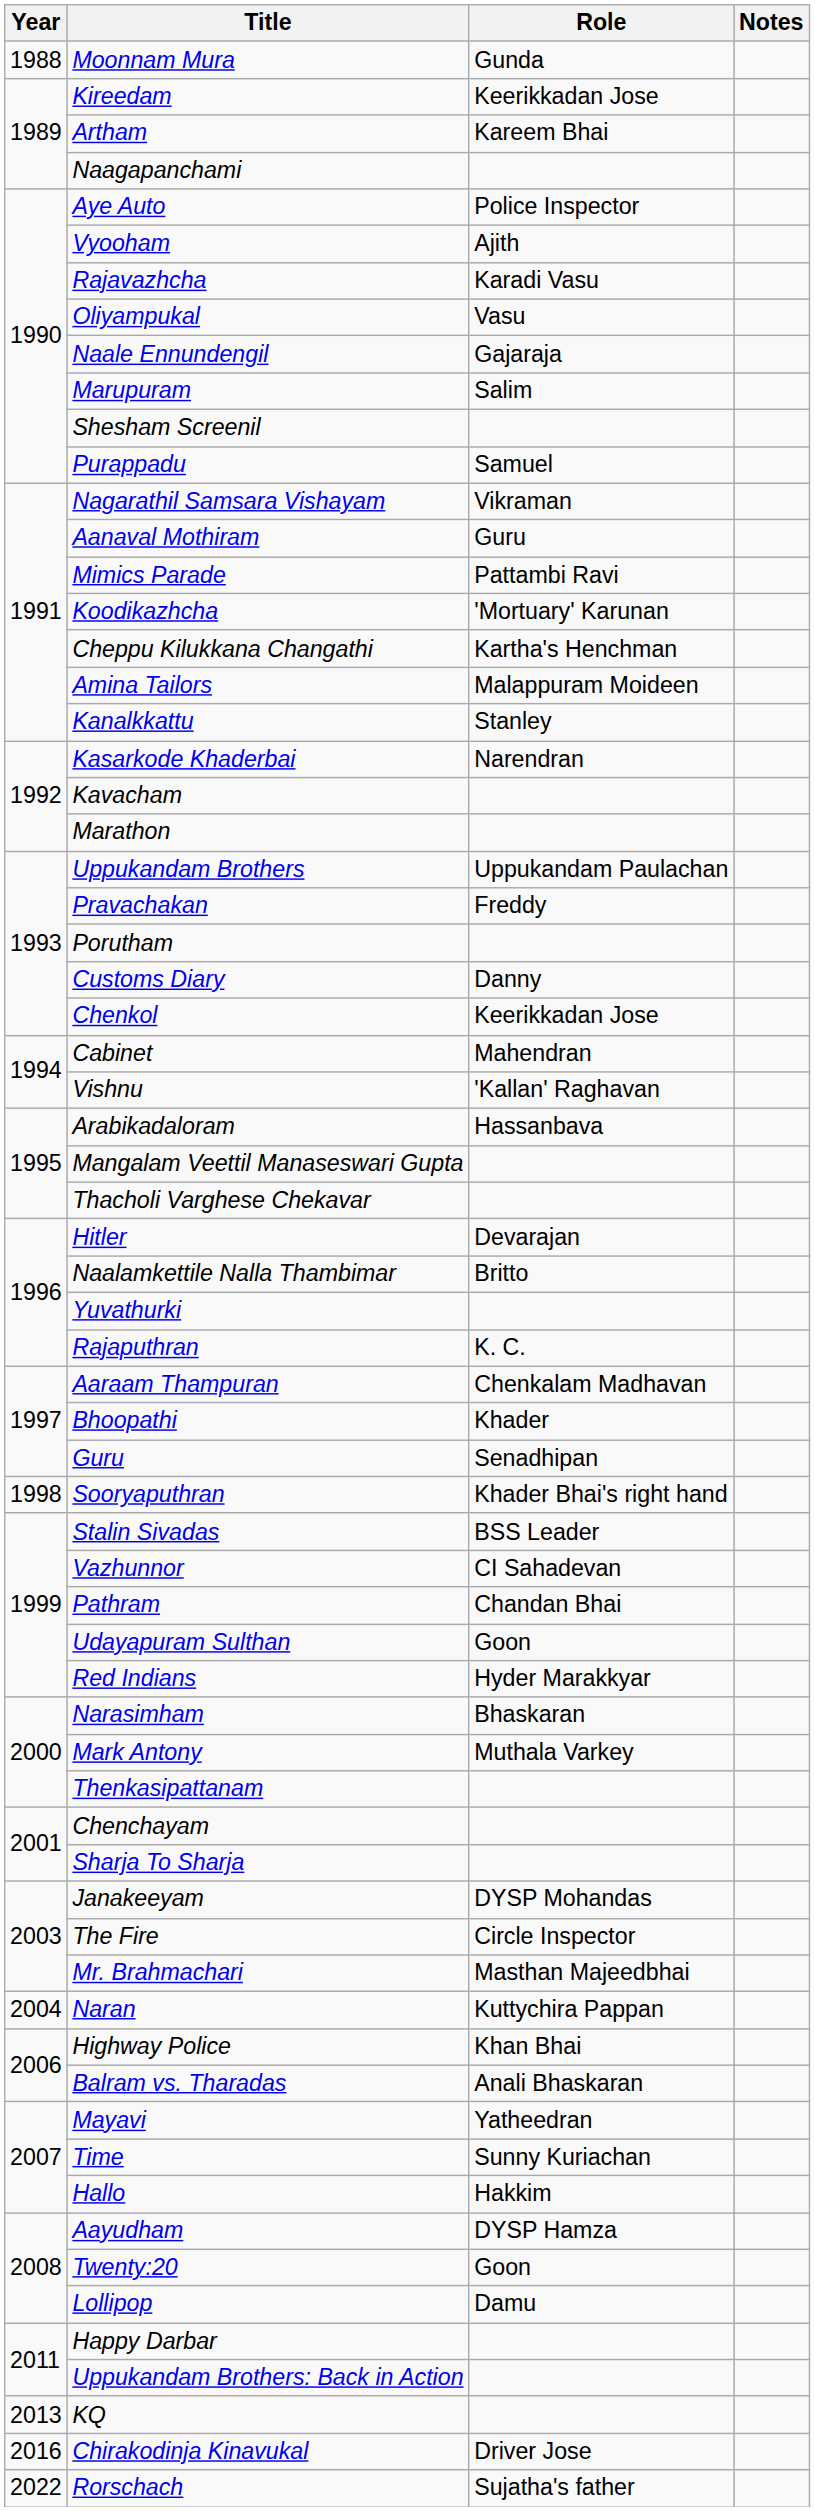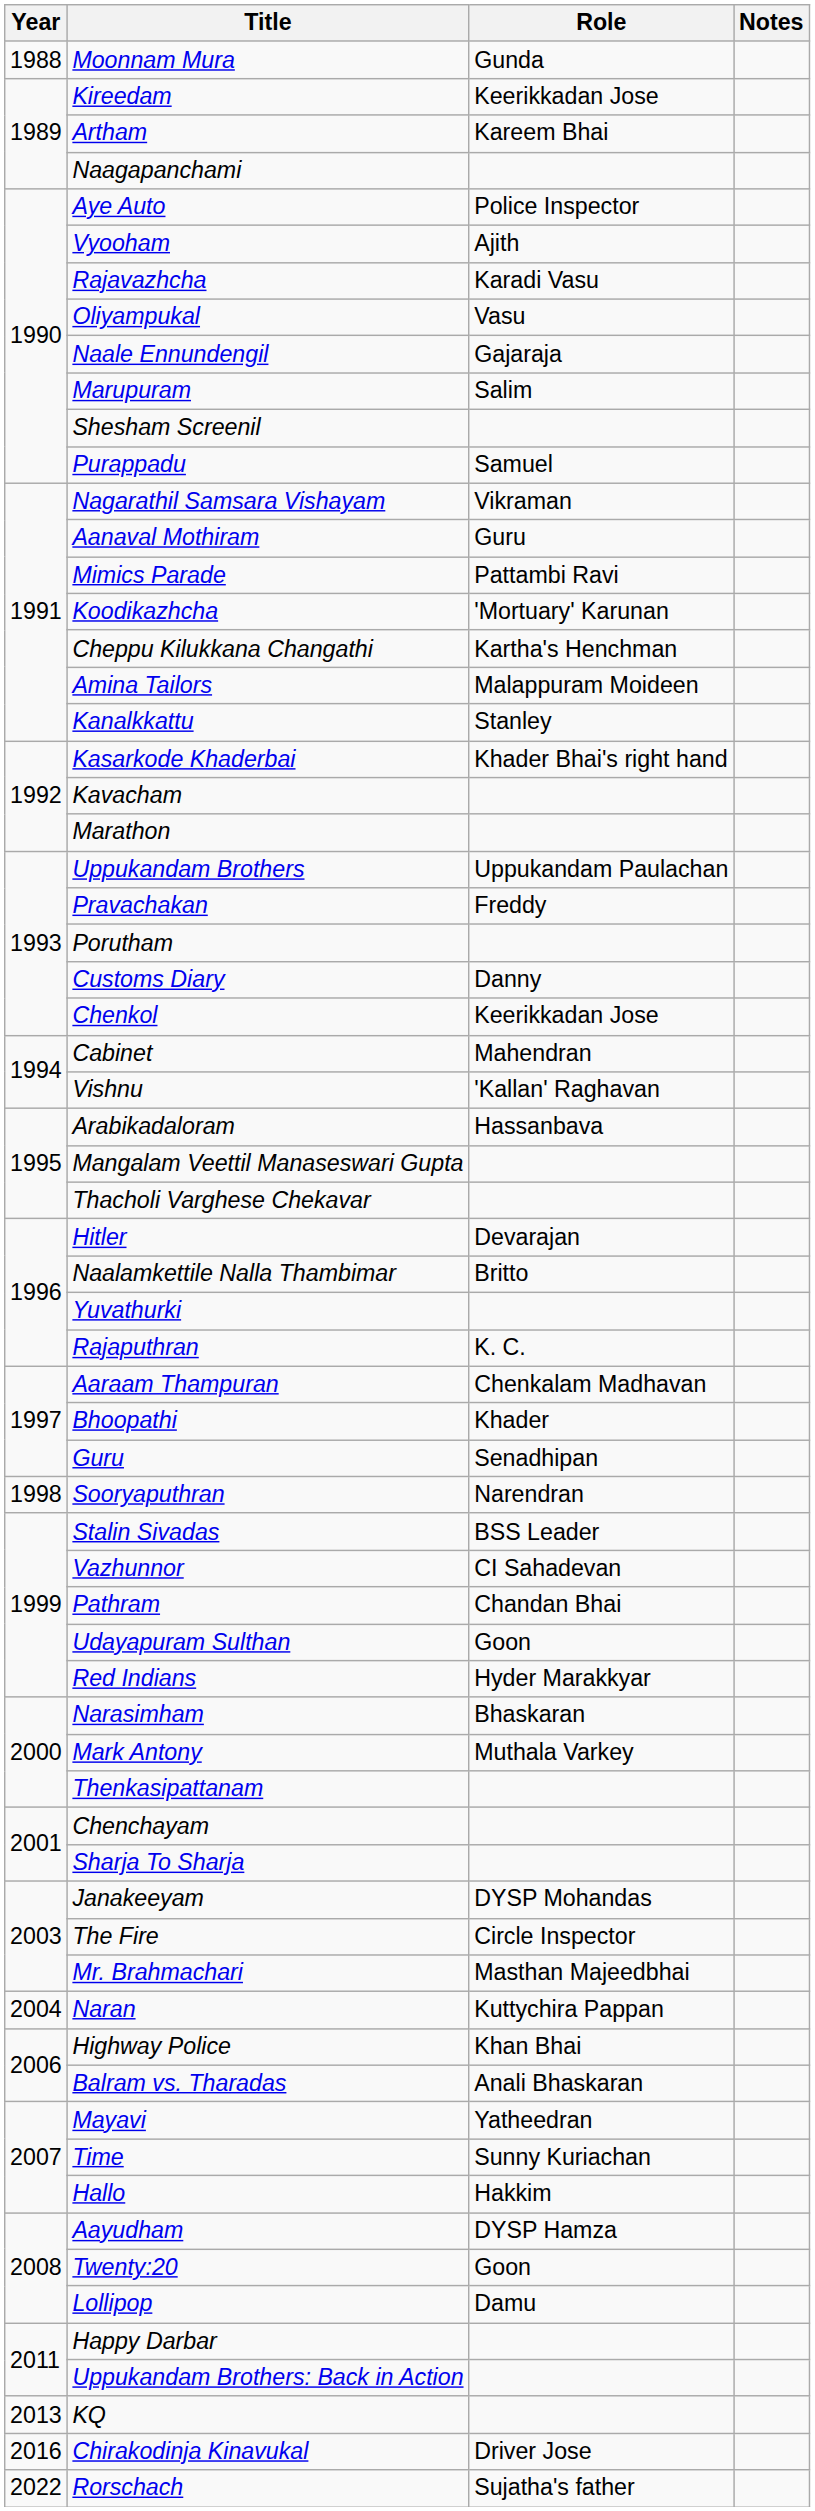(529, 758) Narendran -> (601, 758) Khader Bhai's right hand
(601, 1494) Khader Bhai's right hand -> (529, 1494) Narendran
